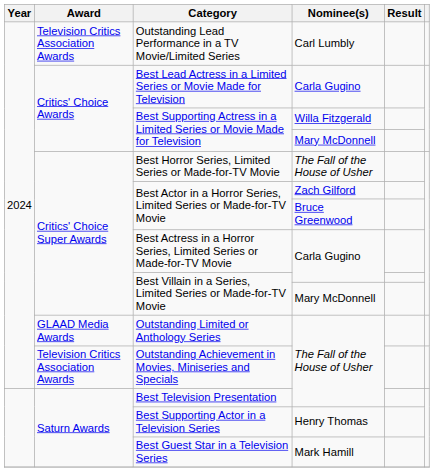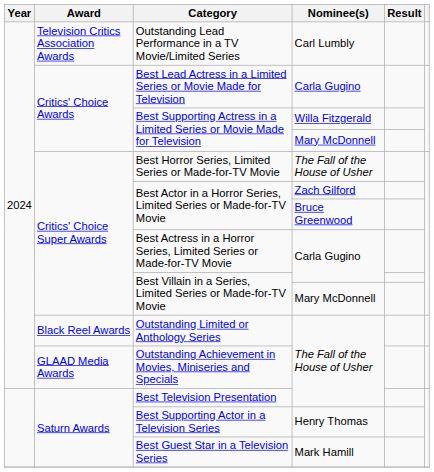(73, 330) GLAAD Media Awards -> (84, 330) Black Reel Awards
(79, 367) Television Critics Association Awards -> (73, 367) GLAAD Media Awards
